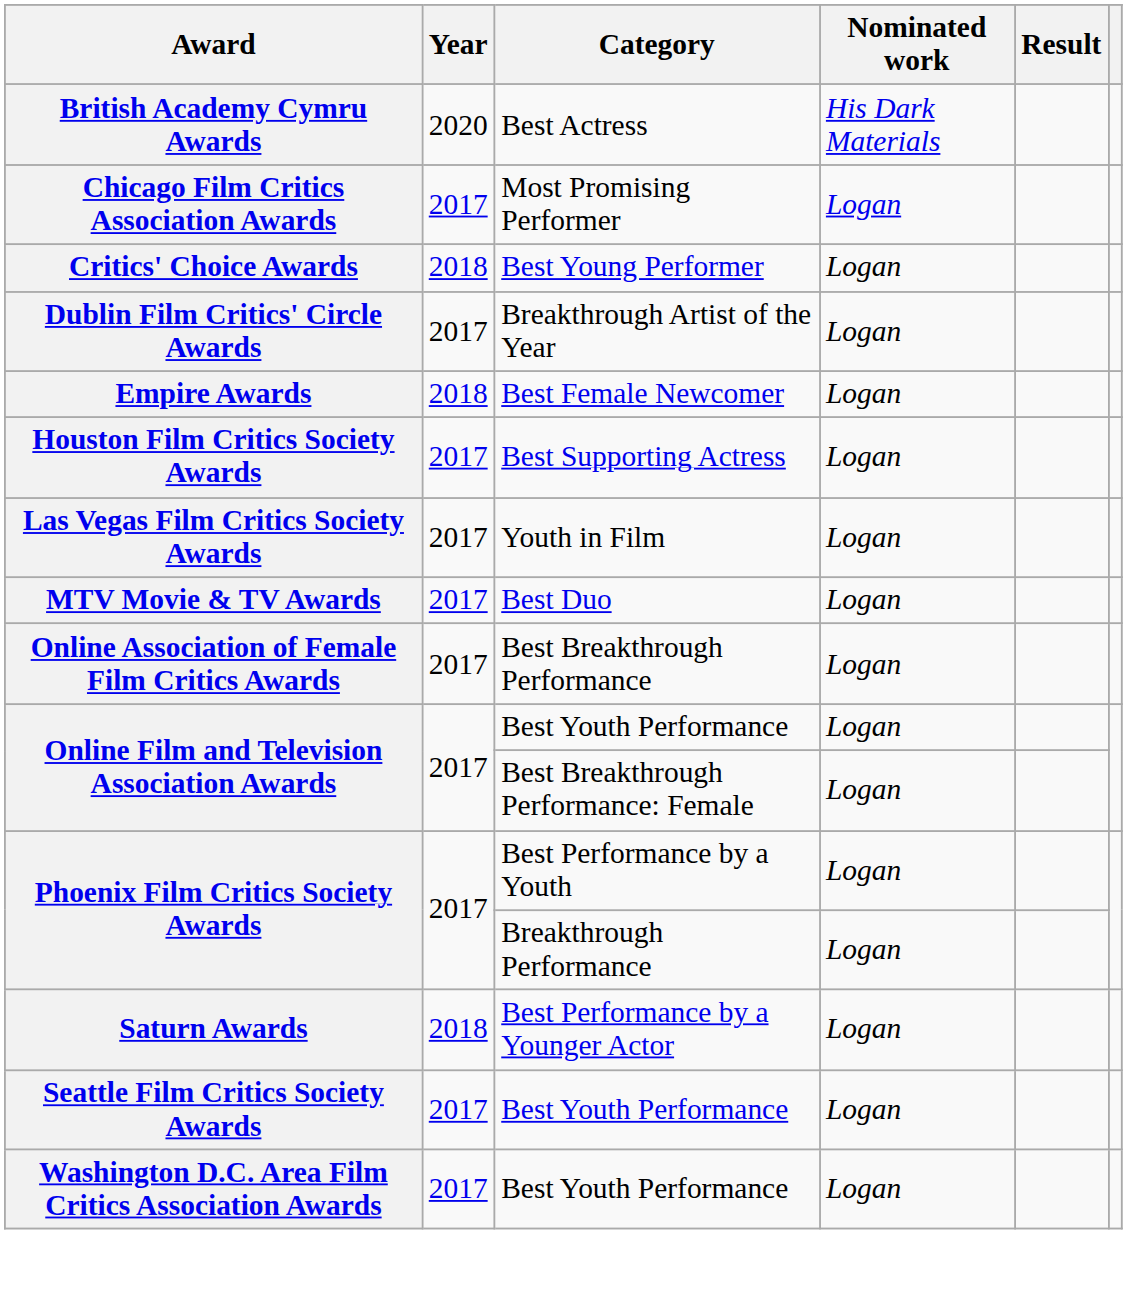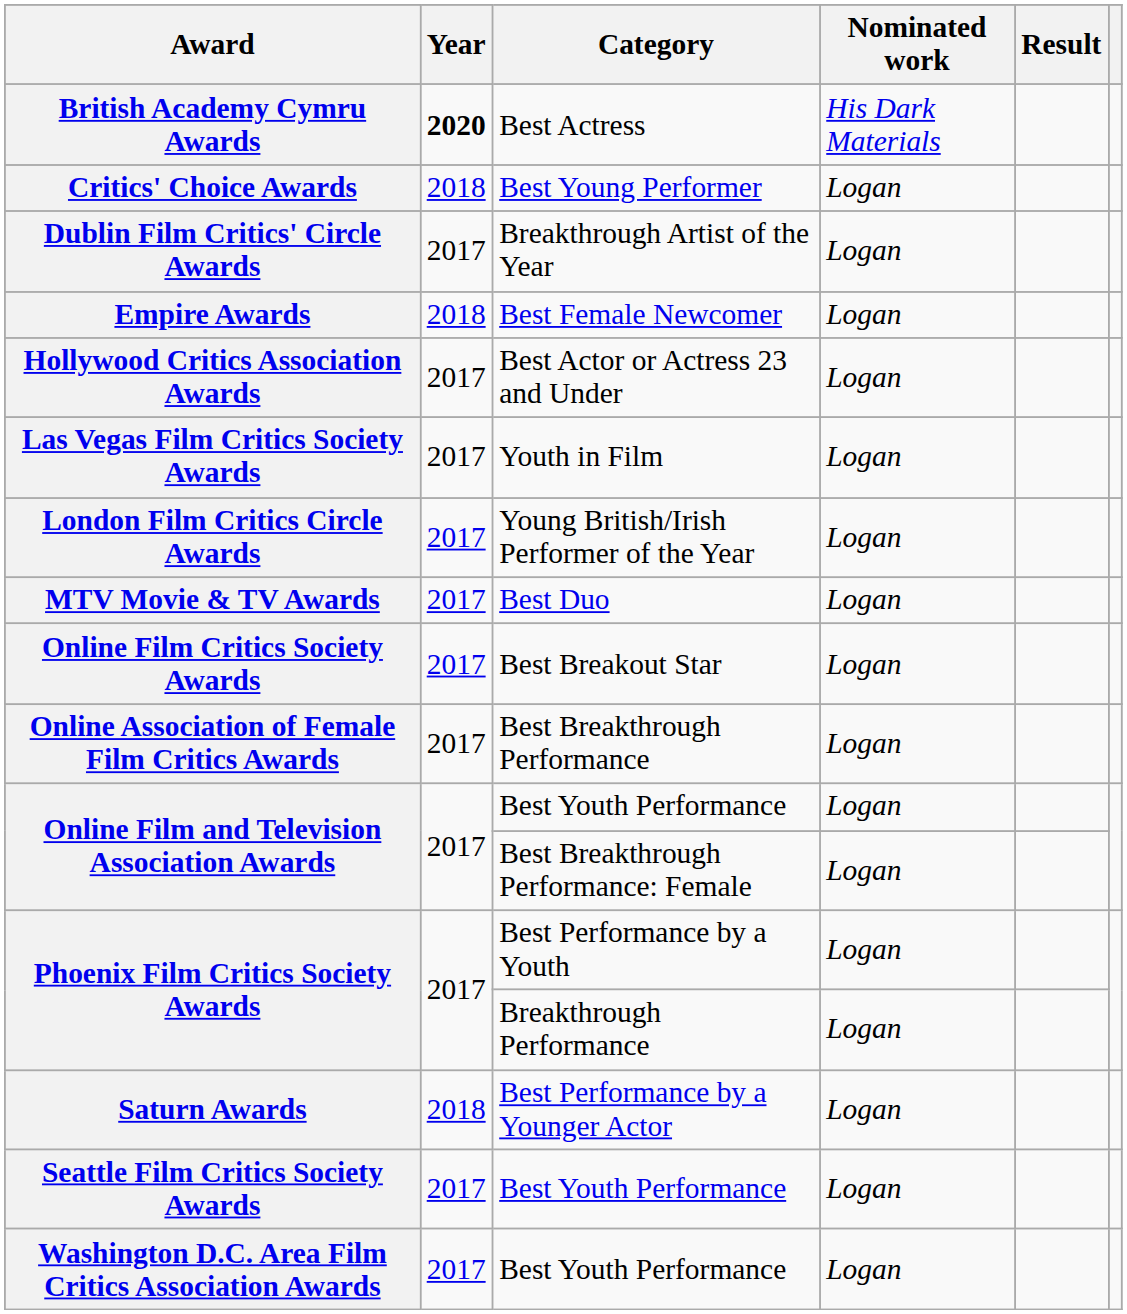(458, 124) normal -> (456, 124) bold
- row: (213, 204)
+ row: (212, 377)
- row: (213, 457)
+ row: (212, 536)
+ row: (212, 663)
